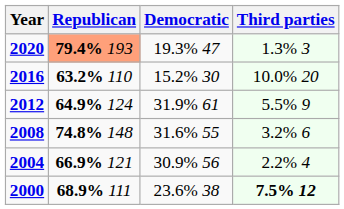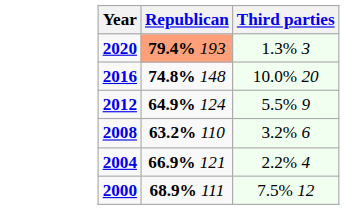- column: (186, 19)
(94, 76) 63.2% 110 -> (187, 76) 74.8% 148
(94, 133) 74.8% 148 -> (187, 133) 63.2% 110
(286, 189) bold -> (286, 189) normal
